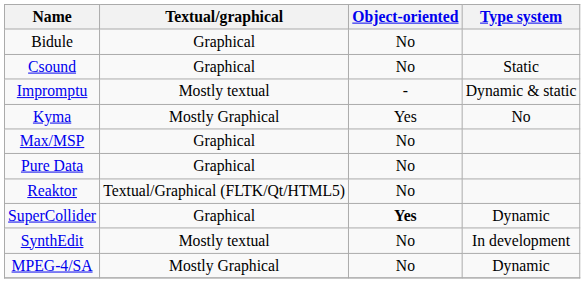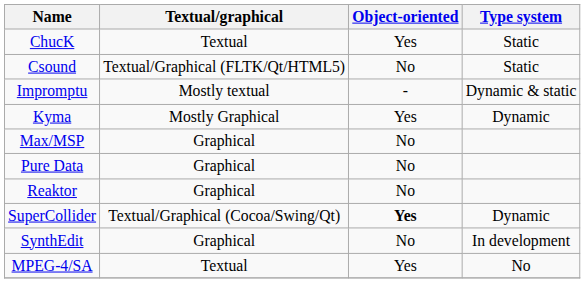- row: (52, 41)
+ row: (52, 41)
(224, 66) Graphical -> (224, 66) Textual/Graphical (FLTK/Qt/HTML5)
(521, 116) No -> (521, 116) Dynamic
(224, 191) Textual/Graphical (FLTK/Qt/HTML5) -> (224, 191) Graphical
(224, 215) Graphical -> (224, 215) Textual/Graphical (Cocoa/Swing/Qt)
(224, 240) Mostly textual -> (224, 240) Graphical
(224, 265) Mostly Graphical -> (224, 265) Textual
(405, 265) No -> (405, 265) Yes
(521, 265) Dynamic -> (521, 265) No
